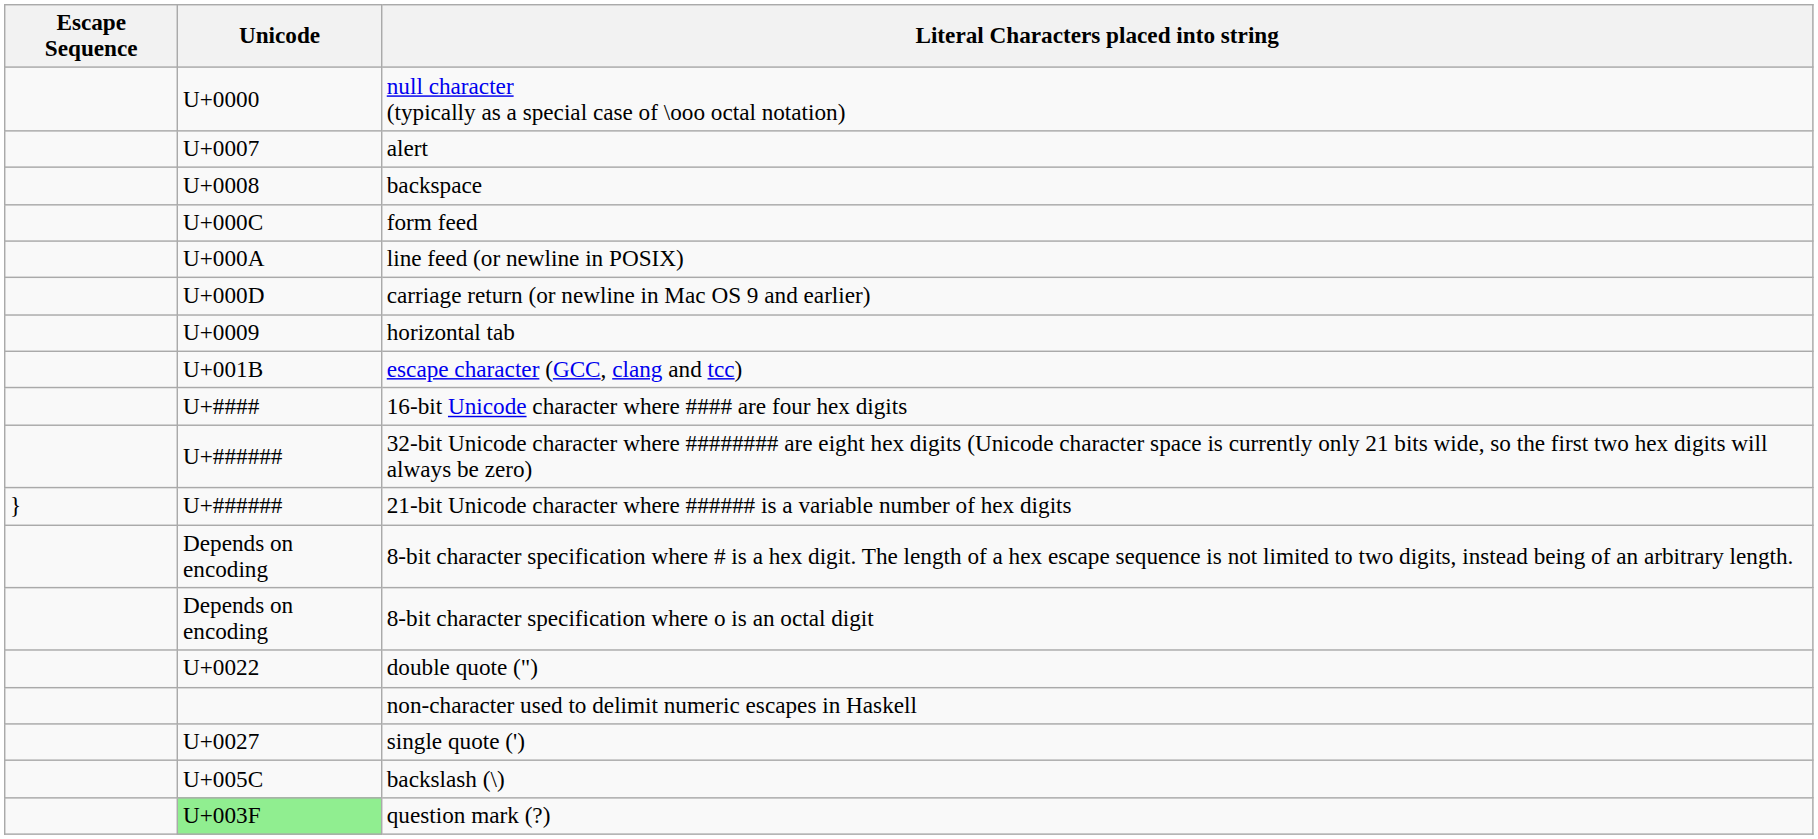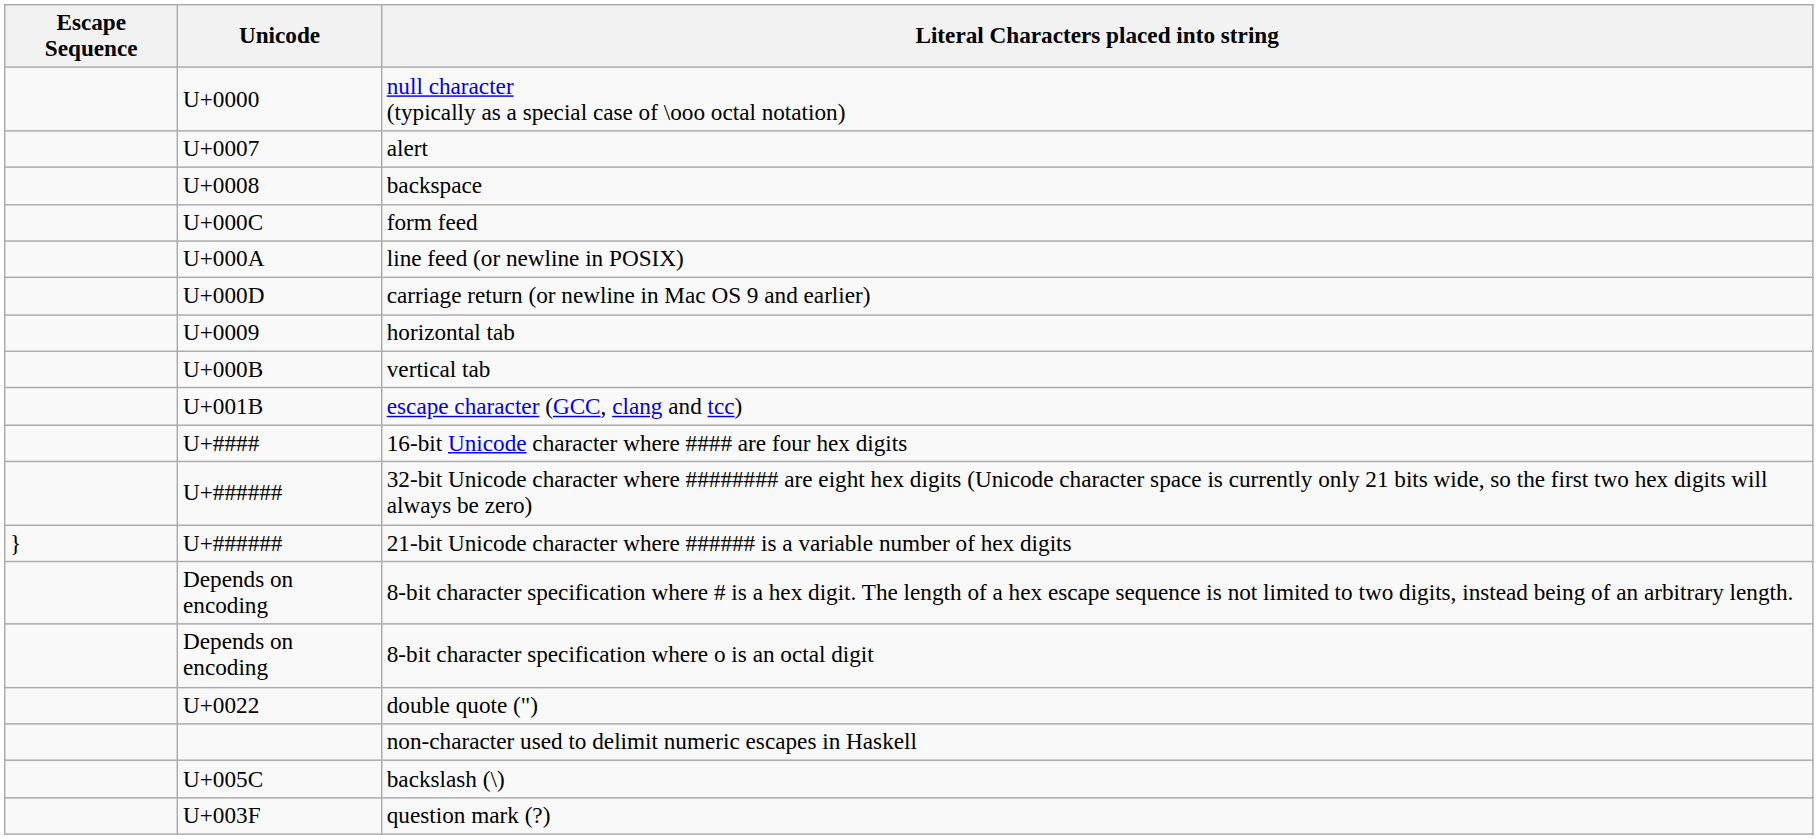+ row: (439, 369)
- row: (456, 742)
(222, 815) lightgreen background -> (222, 815) no background
